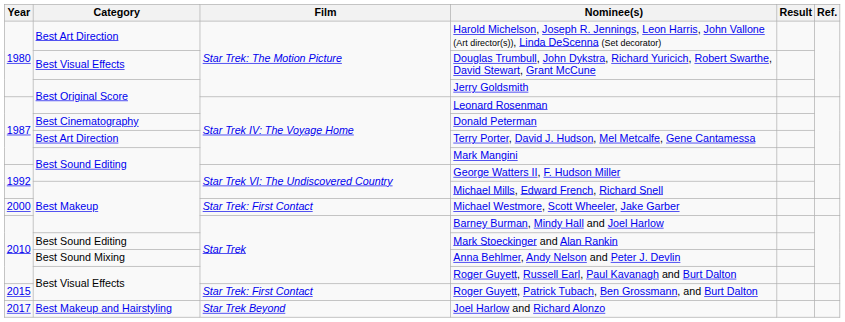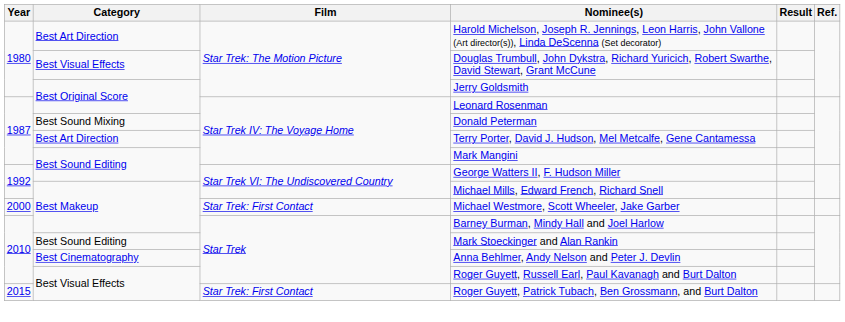(87, 122) Best Cinematography -> (80, 122) Best Sound Mixing
(80, 258) Best Sound Mixing -> (87, 258) Best Cinematography
- row: (529, 309)
